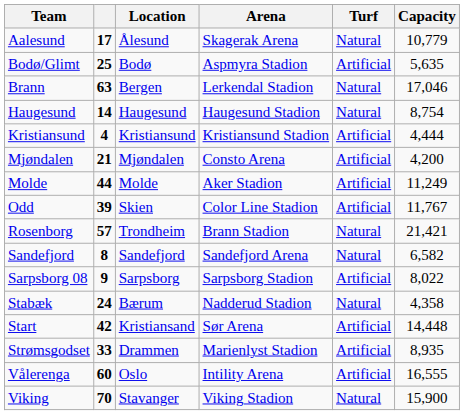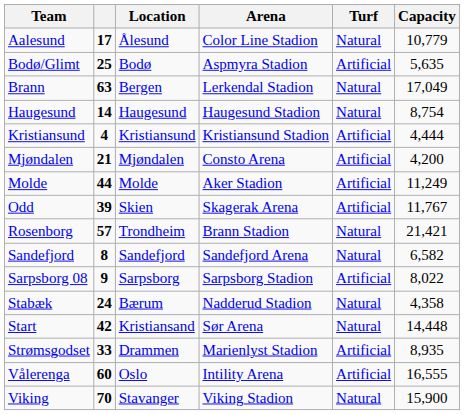(250, 40) Skagerak Arena -> (260, 40) Color Line Stadion
(427, 87) 17,046 -> (427, 87) 17,049
(260, 207) Color Line Stadion -> (250, 207) Skagerak Arena
(364, 326) Artificial -> (359, 326) Natural
